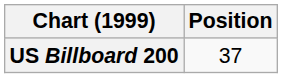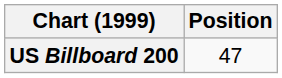(230, 55) 37 -> (230, 55) 47
